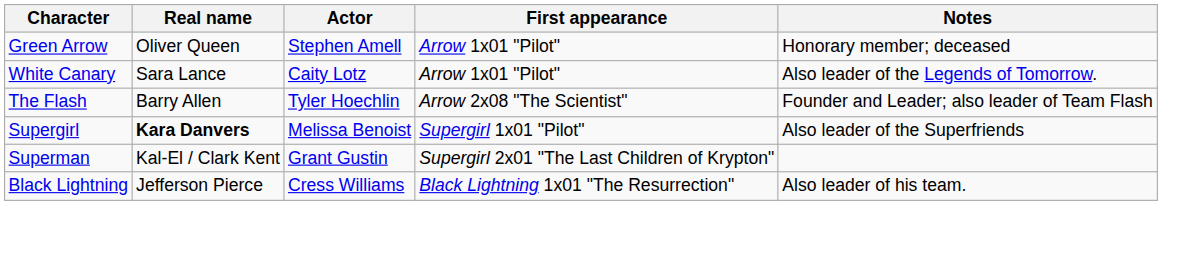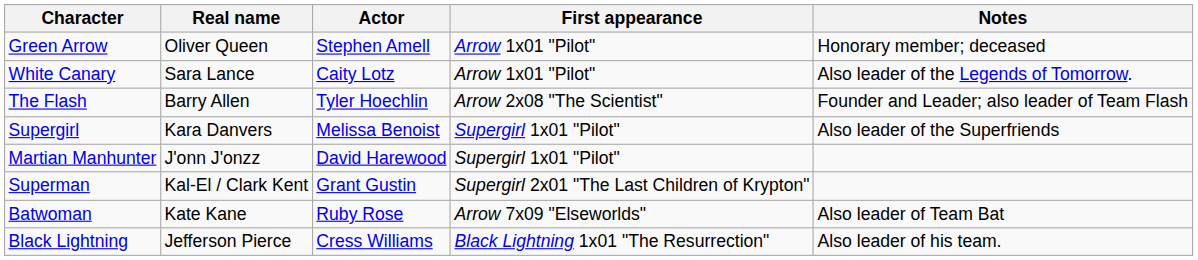(193, 130) bold -> (218, 130) normal
+ row: (82, 158)
+ row: (50, 213)
